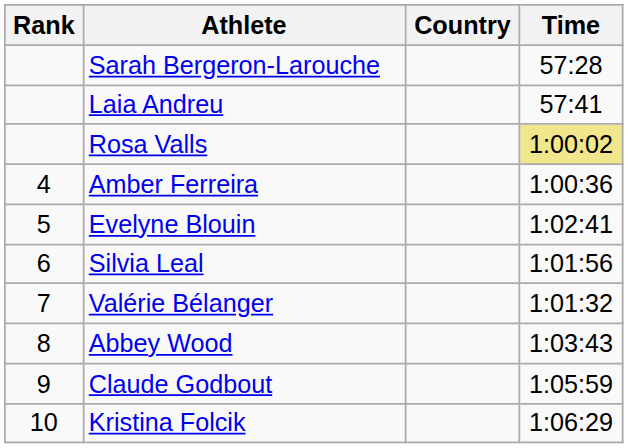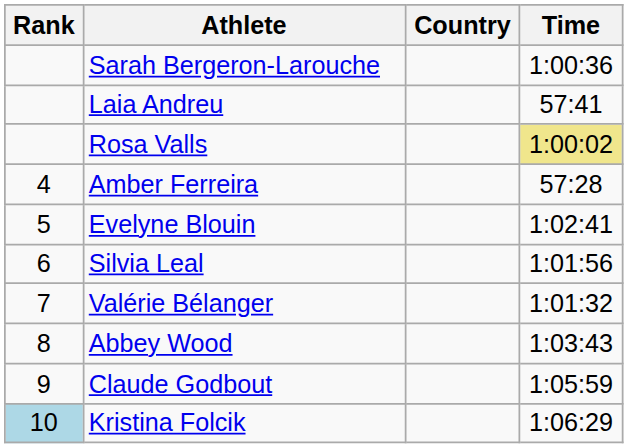(571, 65) 57:28 -> (571, 65) 1:00:36
(571, 184) 1:00:36 -> (571, 184) 57:28
(44, 423) no background -> (44, 423) lightblue background
